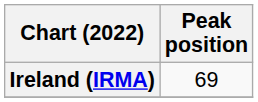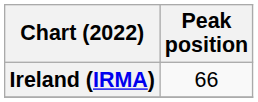(206, 79) 69 -> (206, 79) 66
